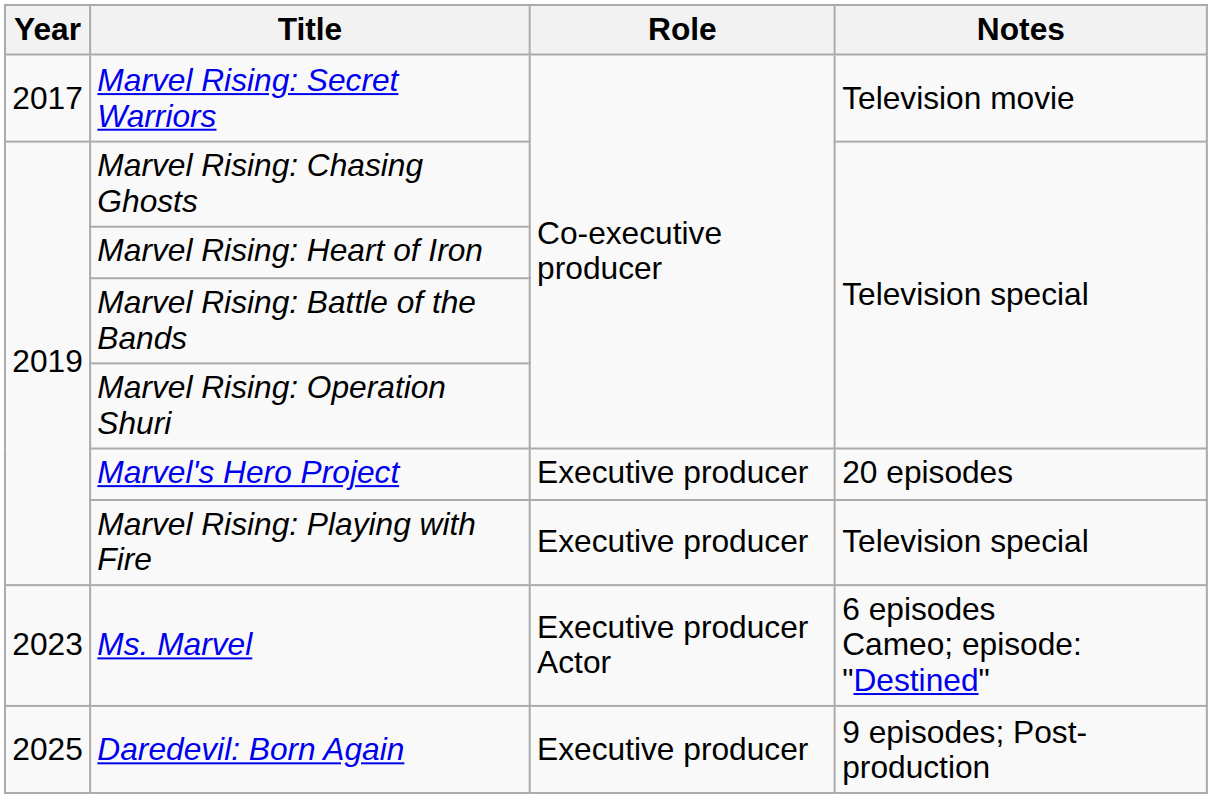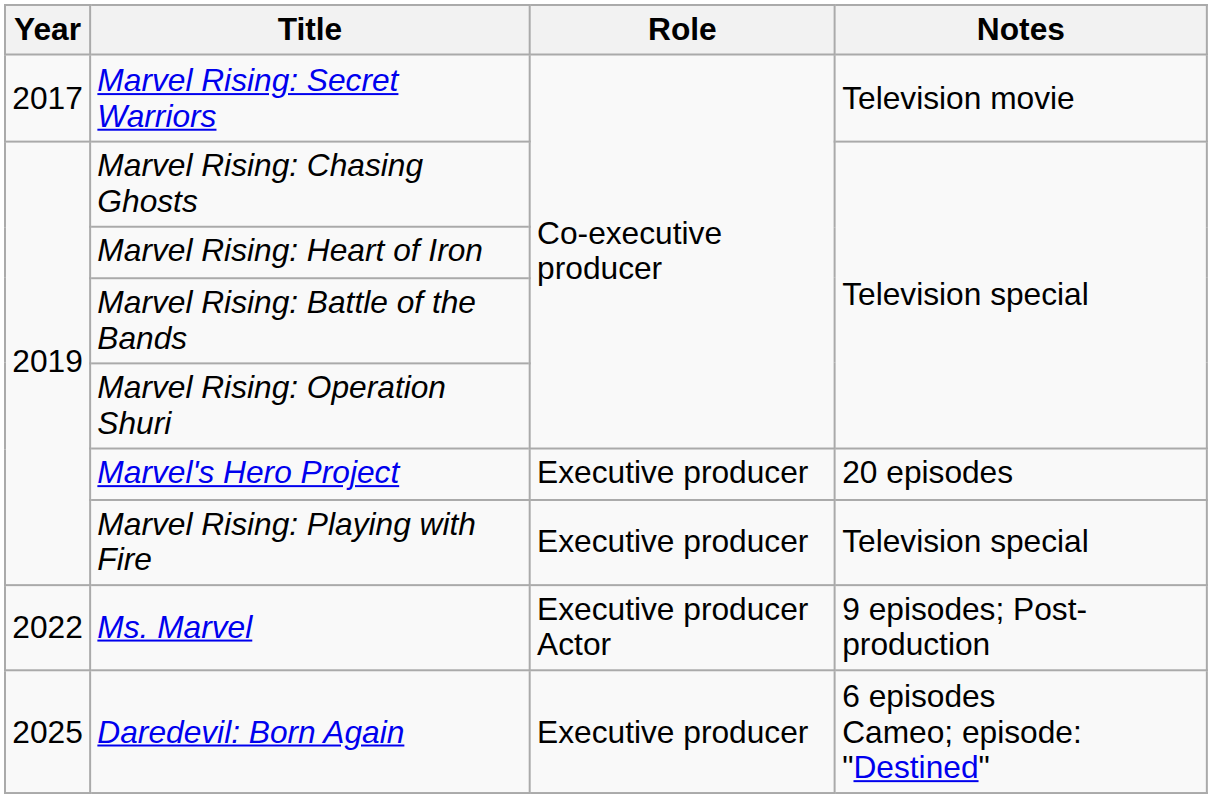(48, 645) 2023 -> (48, 627) 2022
(962, 645) 6 episodes Cameo; episode: "Destined" -> (965, 627) 9 episodes; Post-production
(965, 749) 9 episodes; Post-production -> (962, 731) 6 episodes Cameo; episode: "Destined"
